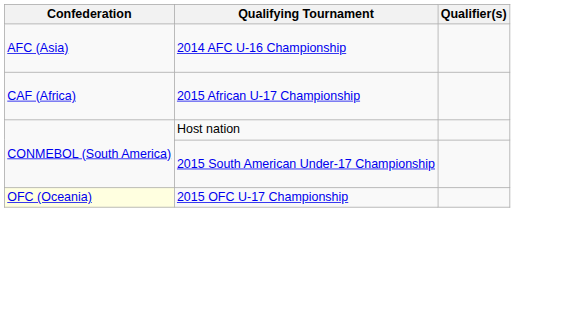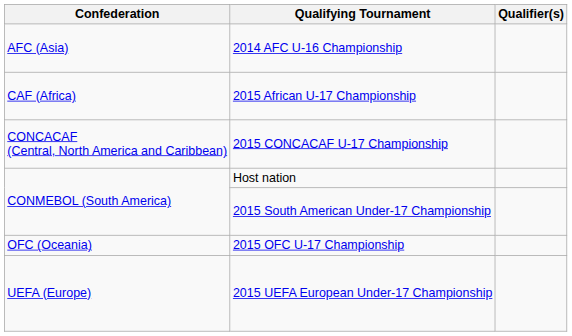+ row: (340, 143)
(50, 197) lightyellow background -> (50, 245) no background
+ row: (363, 293)
